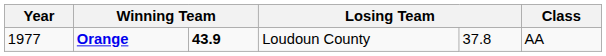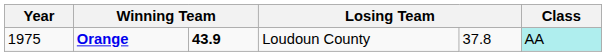(24, 39) 1977 -> (24, 39) 1975
(534, 39) no background -> (534, 39) paleturquoise background
